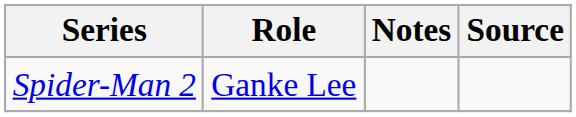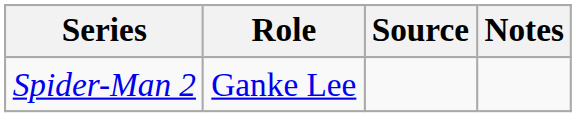columns swapped: (411, 30) <-> (515, 30)
